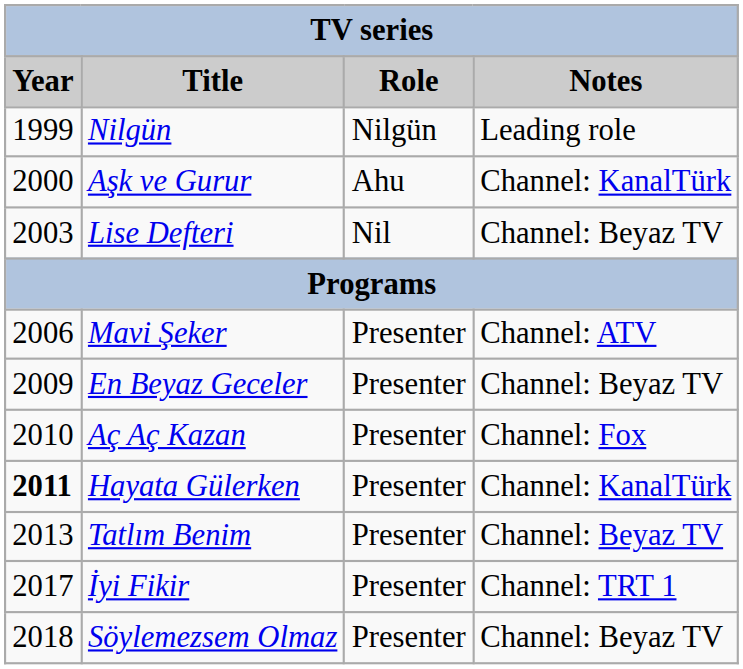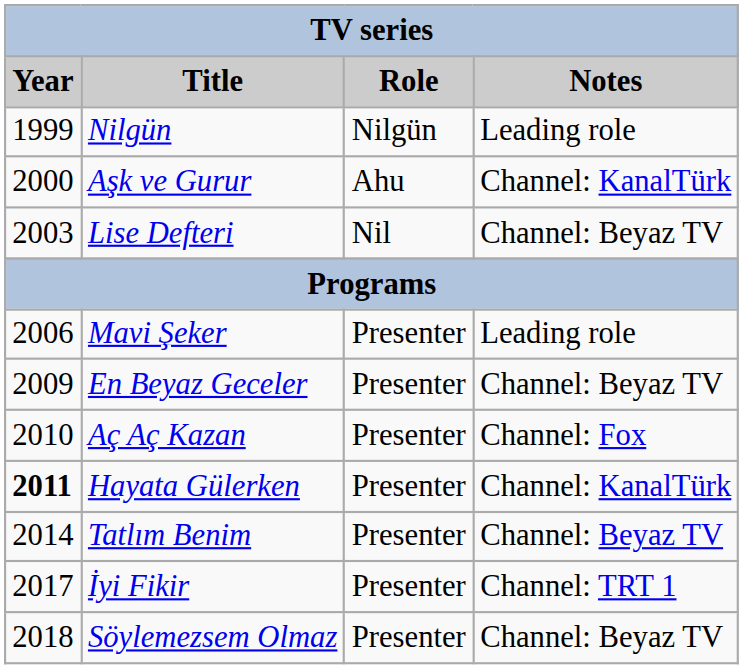(568, 333) Channel: ATV -> (558, 333) Leading role
(43, 536) 2013 -> (43, 536) 2014
